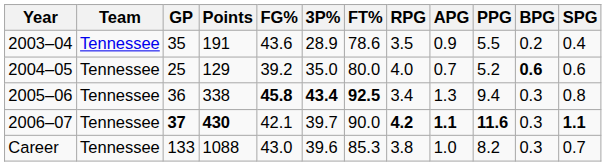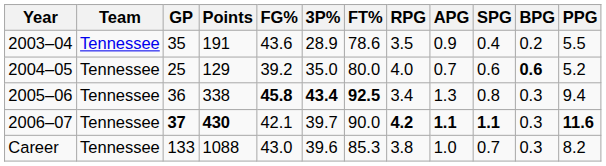columns swapped: (580, 17) <-> (494, 17)
